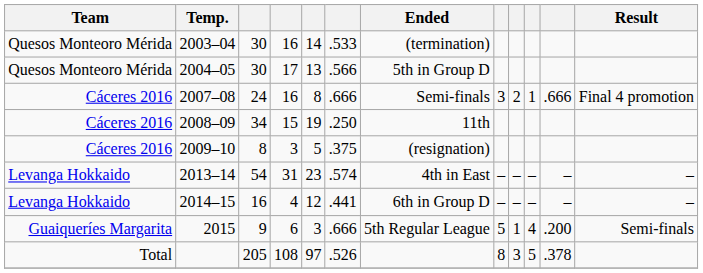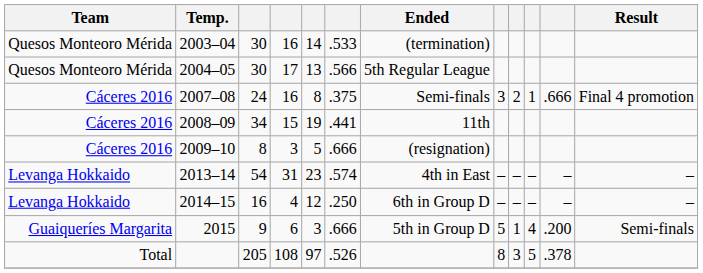(441, 70) 5th in Group D -> (427, 70) 5th Regular League
(343, 96) .666 -> (343, 96) .375
(343, 123) .250 -> (343, 123) .441
(343, 149) .375 -> (343, 149) .666
(343, 202) .441 -> (343, 202) .250
(427, 228) 5th Regular League -> (441, 228) 5th in Group D
